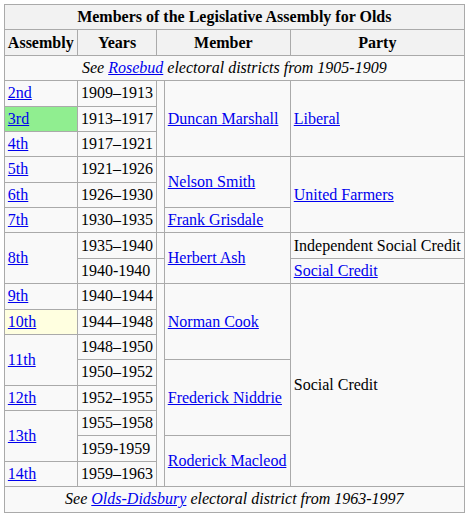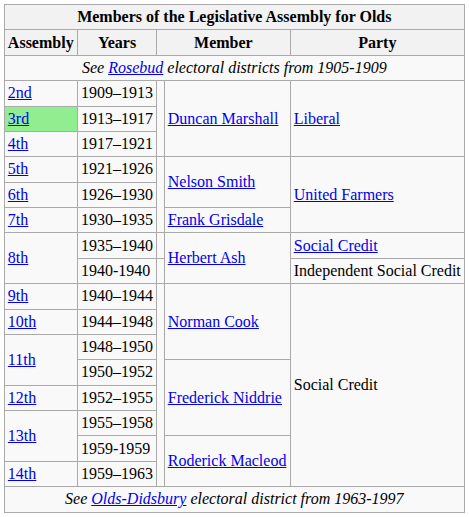(377, 245) Independent Social Credit -> (336, 245) Social Credit
(336, 270) Social Credit -> (377, 270) Independent Social Credit
(22, 321) lightyellow background -> (22, 321) no background
